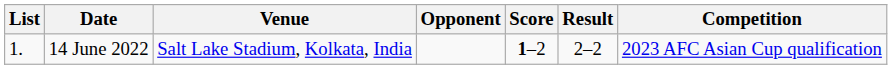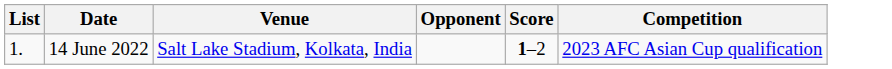- column: (588, 19)
